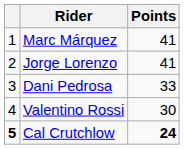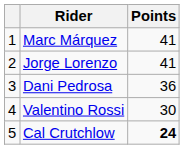(168, 86) 33 -> (168, 86) 36
(12, 133) bold -> (12, 133) normal
